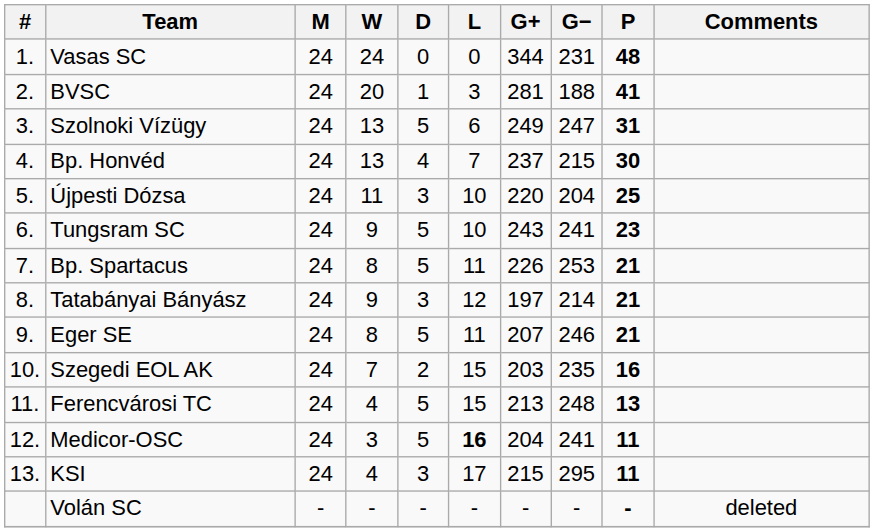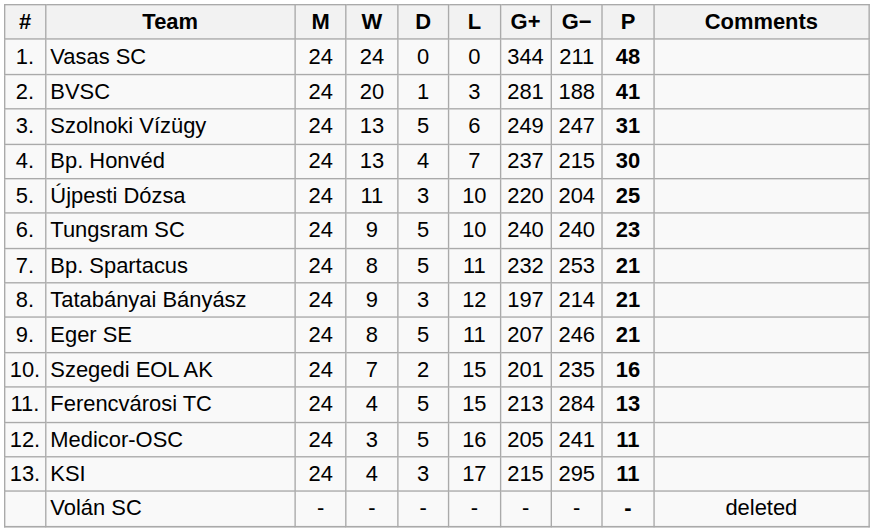(577, 56) 231 -> (577, 56) 211
(526, 230) 243 -> (526, 230) 240
(577, 230) 241 -> (577, 230) 240
(526, 265) 226 -> (526, 265) 232
(526, 369) 203 -> (526, 369) 201
(577, 404) 248 -> (577, 404) 284
(474, 439) bold -> (474, 439) normal
(526, 439) 204 -> (526, 439) 205
